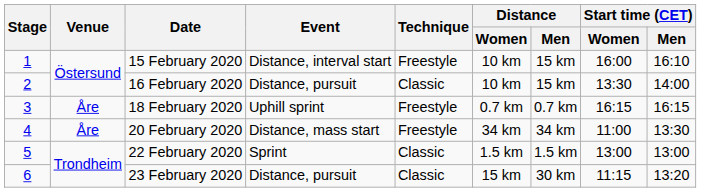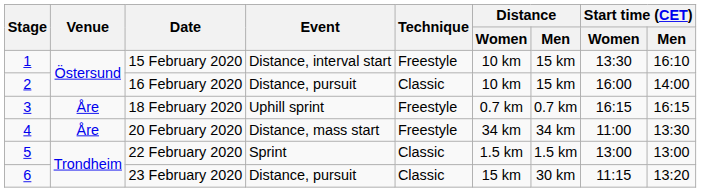(614, 61) 16:00 -> (614, 61) 13:30
(614, 84) 13:30 -> (614, 84) 16:00
